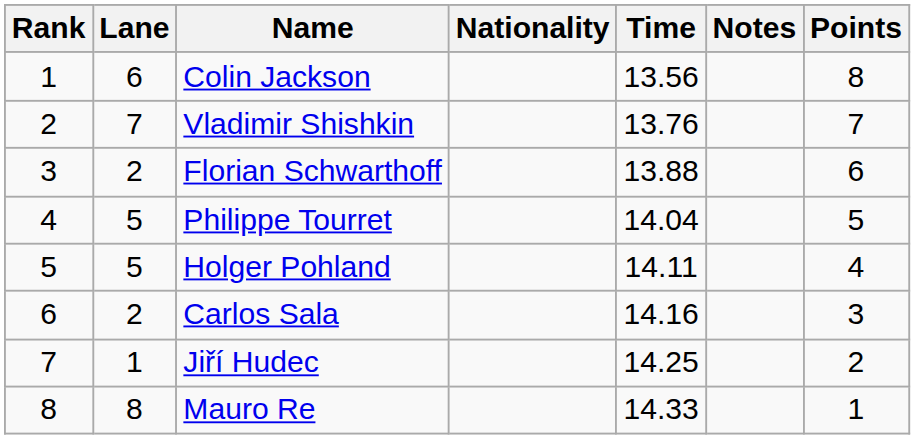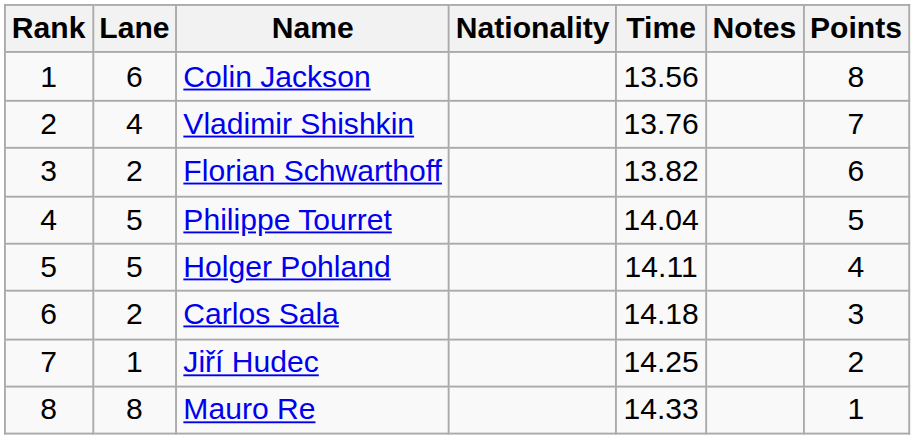(134, 123) 7 -> (134, 123) 4
(661, 171) 13.88 -> (661, 171) 13.82
(661, 314) 14.16 -> (661, 314) 14.18
